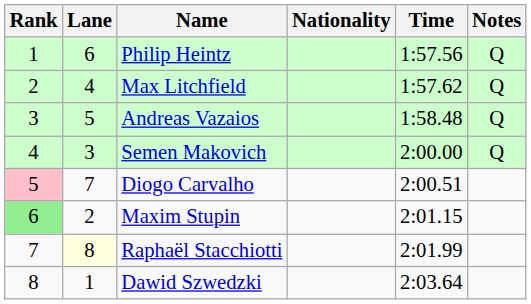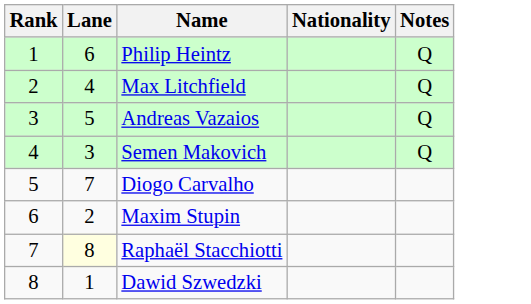- column: (431, 20)
(33, 184) pink background -> (33, 184) no background
(33, 217) lightgreen background -> (33, 217) no background
